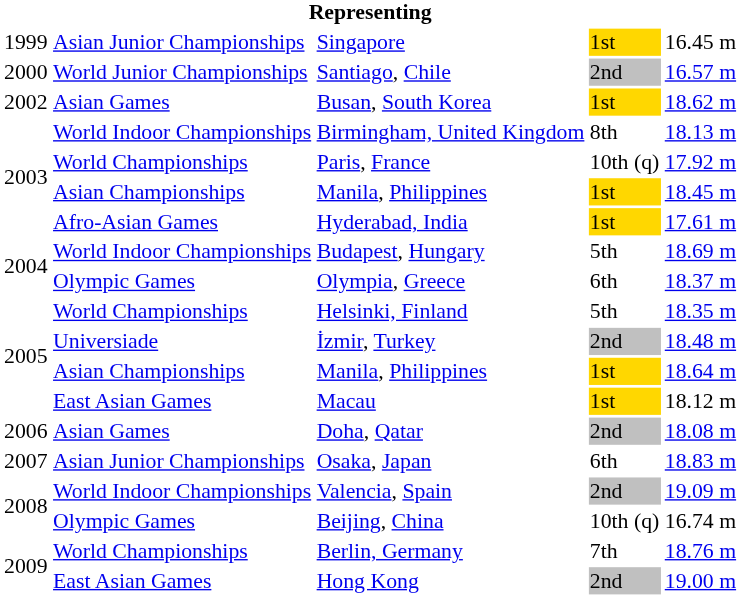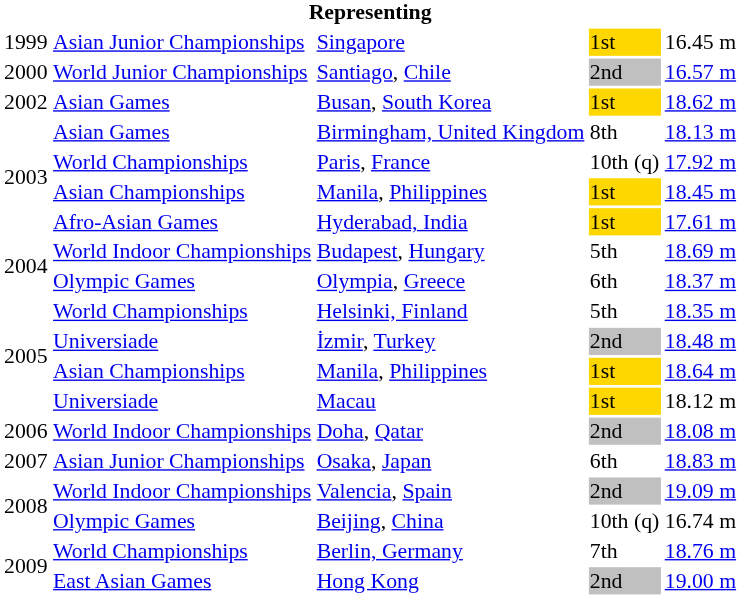(182, 131) World Indoor Championships -> (111, 131) Asian Games
(132, 401) East Asian Games -> (106, 401) Universiade
(111, 431) Asian Games -> (182, 431) World Indoor Championships
